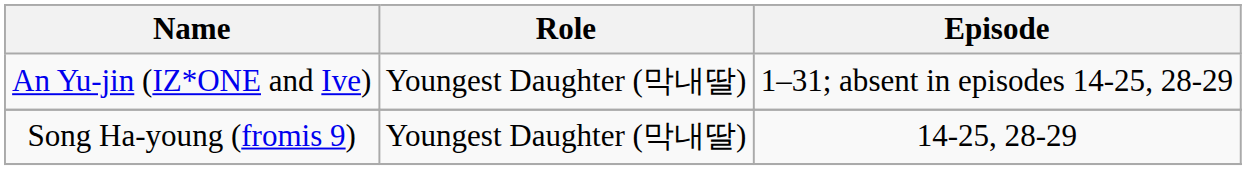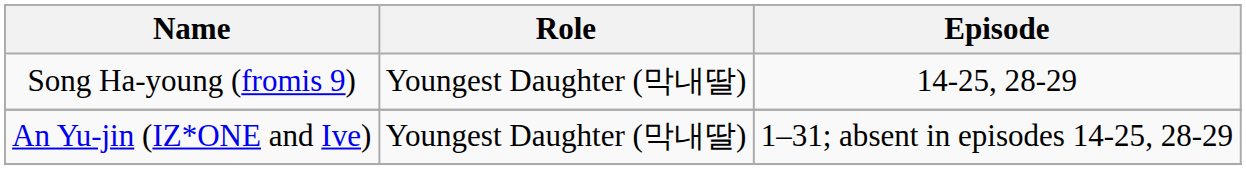rows swapped: (192, 81) <-> (192, 136)
